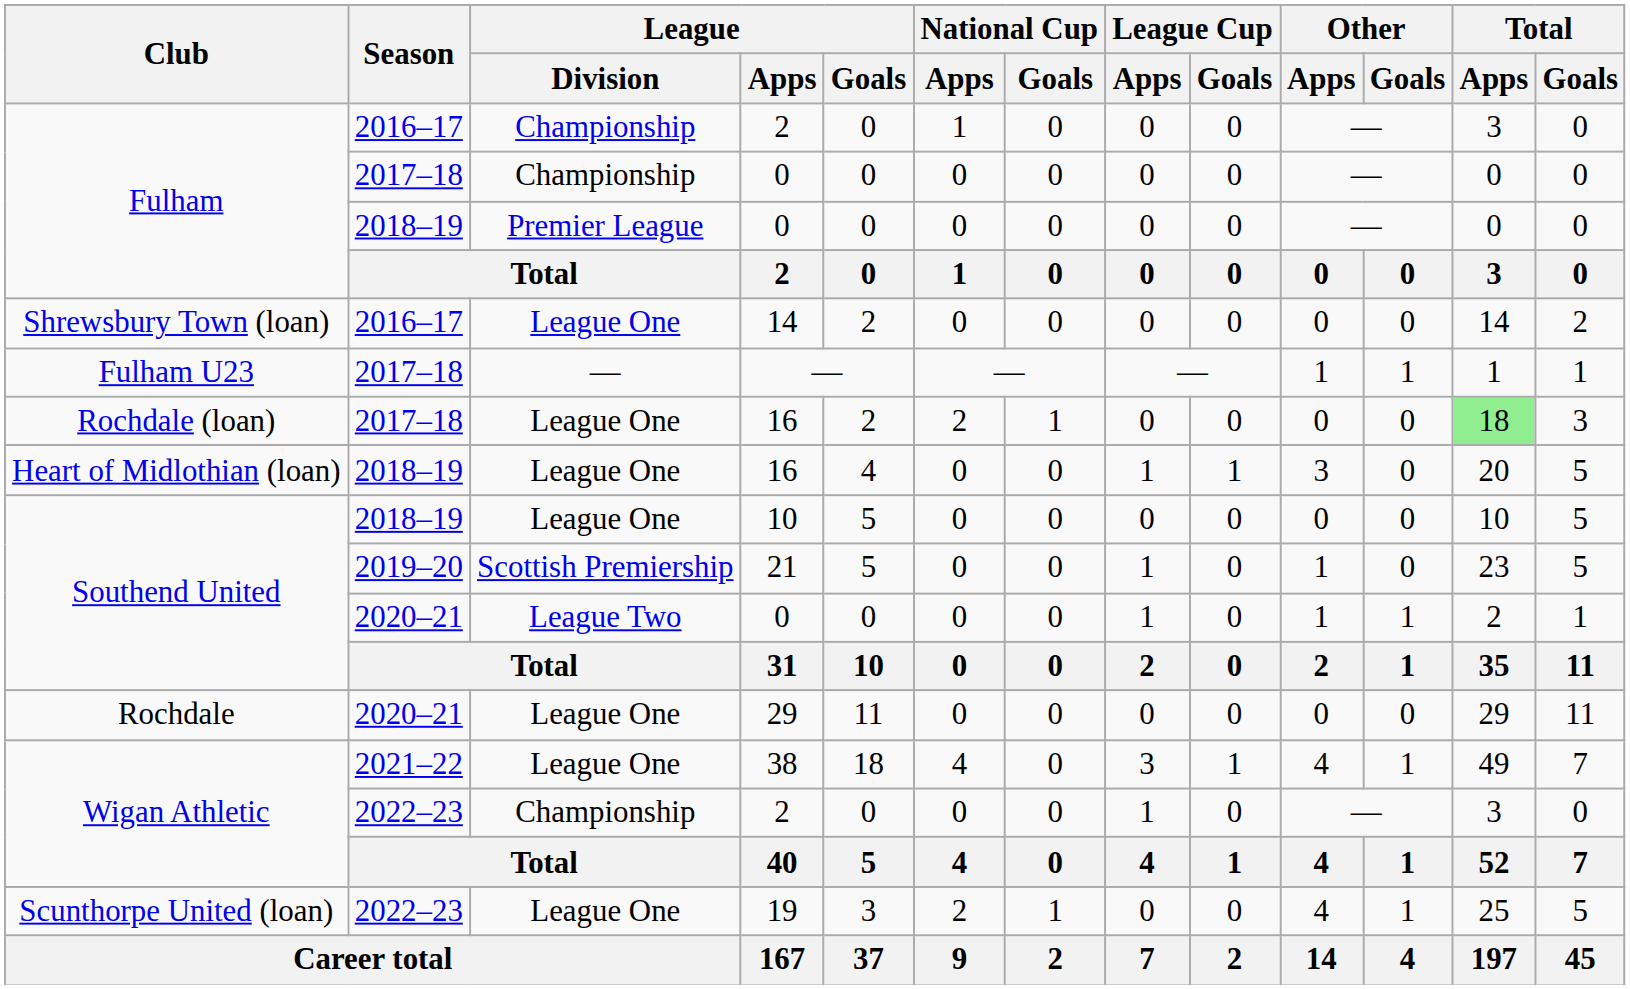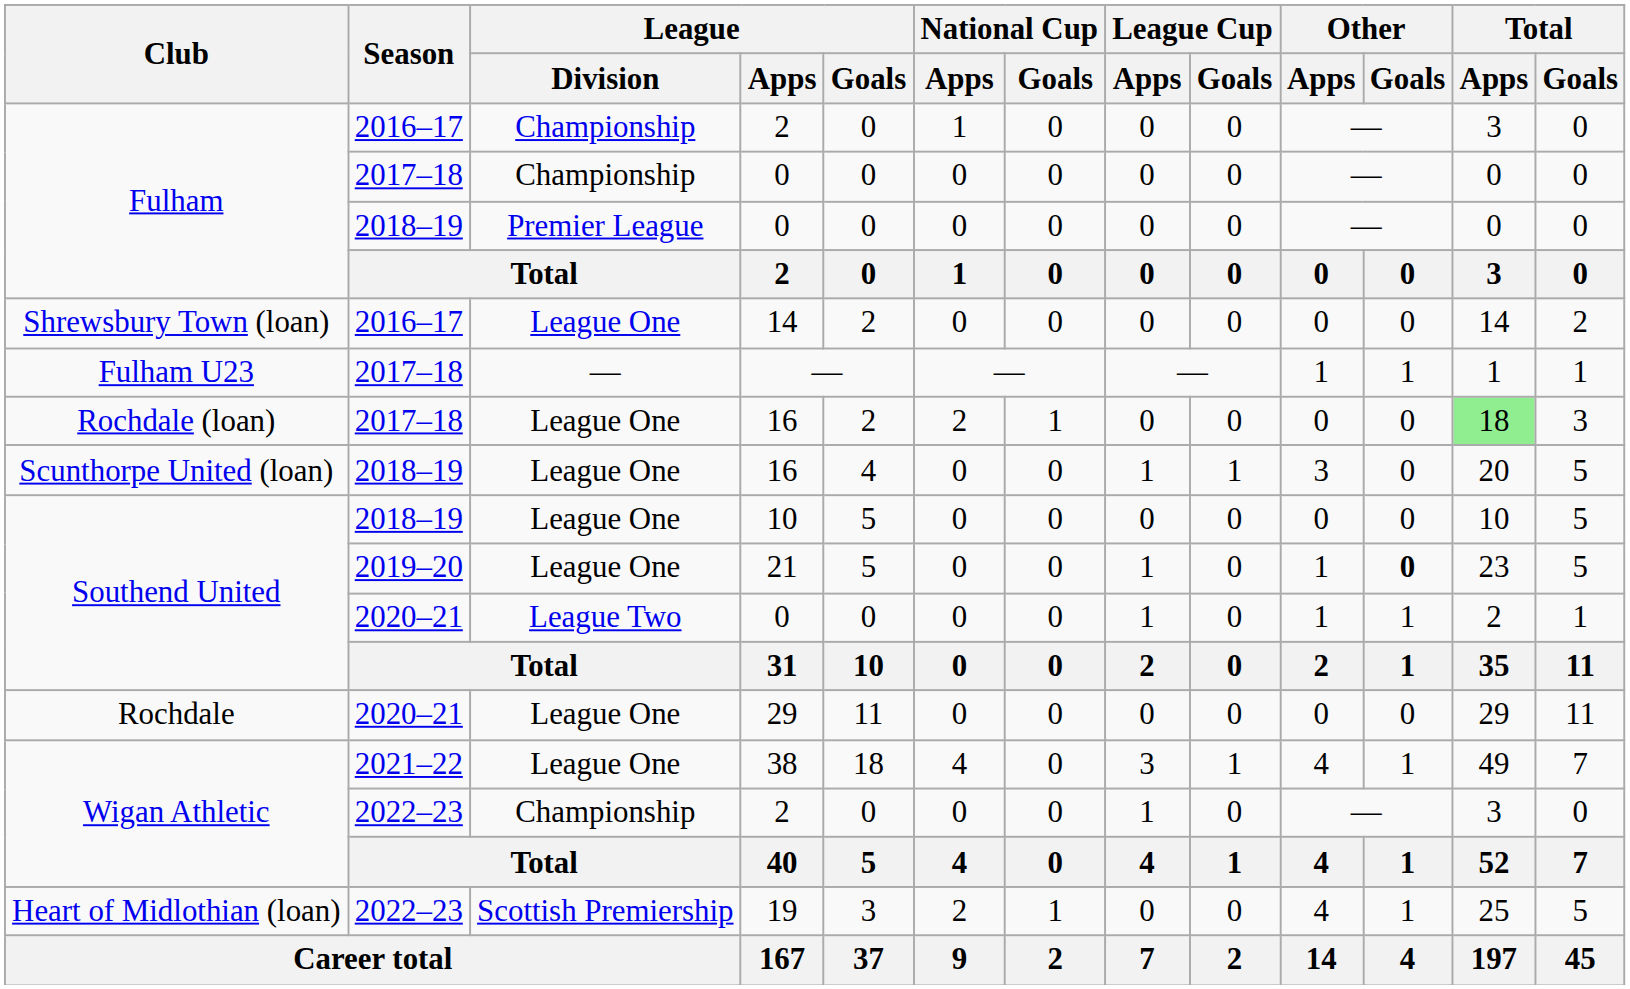(176, 469) Heart of Midlothian (loan) -> (176, 469) Scunthorpe United (loan)
(605, 567) Scottish Premiership -> (605, 567) League One
(1408, 567) normal -> (1408, 567) bold
(176, 910) Scunthorpe United (loan) -> (176, 910) Heart of Midlothian (loan)
(605, 910) League One -> (605, 910) Scottish Premiership
